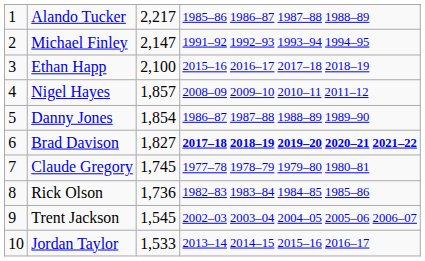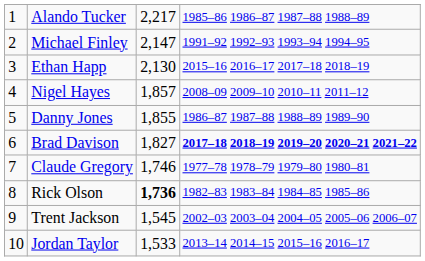(158, 67) 2,100 -> (158, 67) 2,130
(158, 117) 1,854 -> (158, 117) 1,855
(158, 167) 1,745 -> (158, 167) 1,746
(158, 192) normal -> (158, 192) bold
